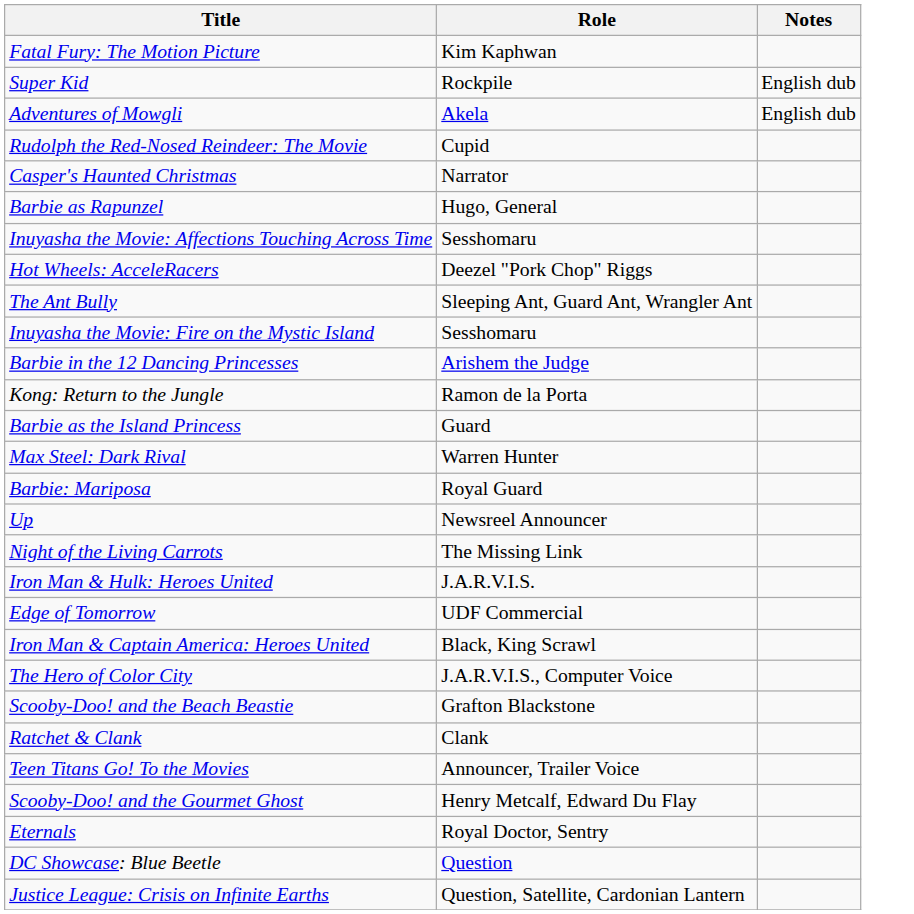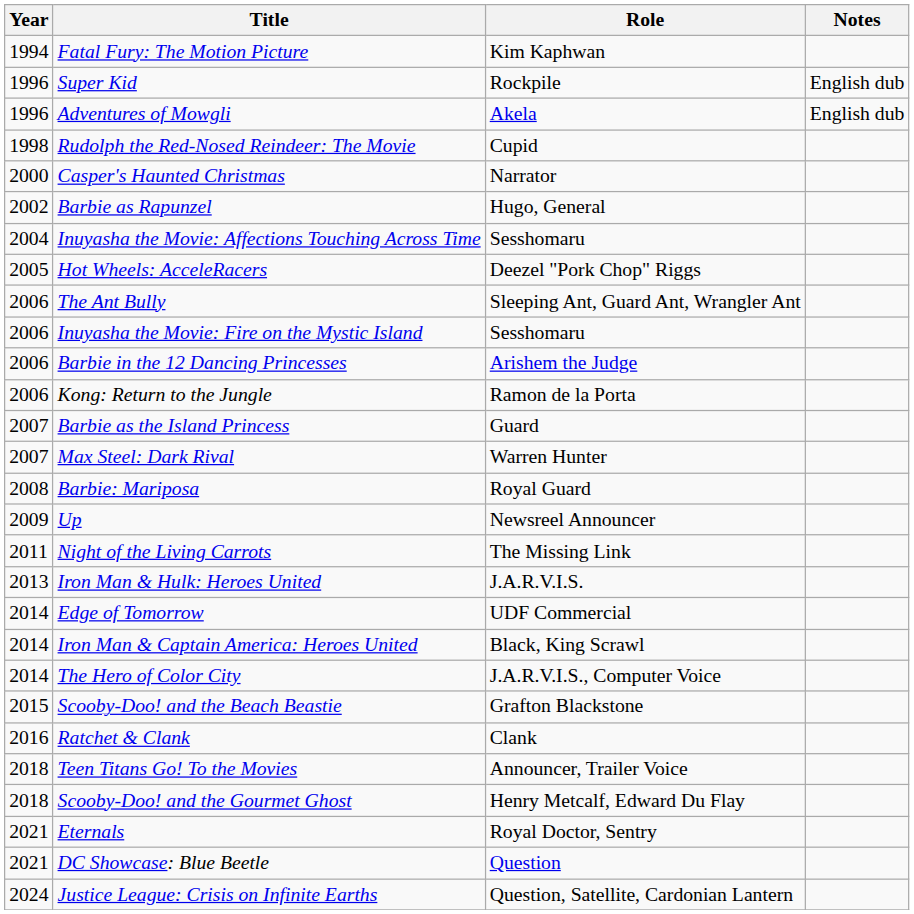+ column: (29, 20)
